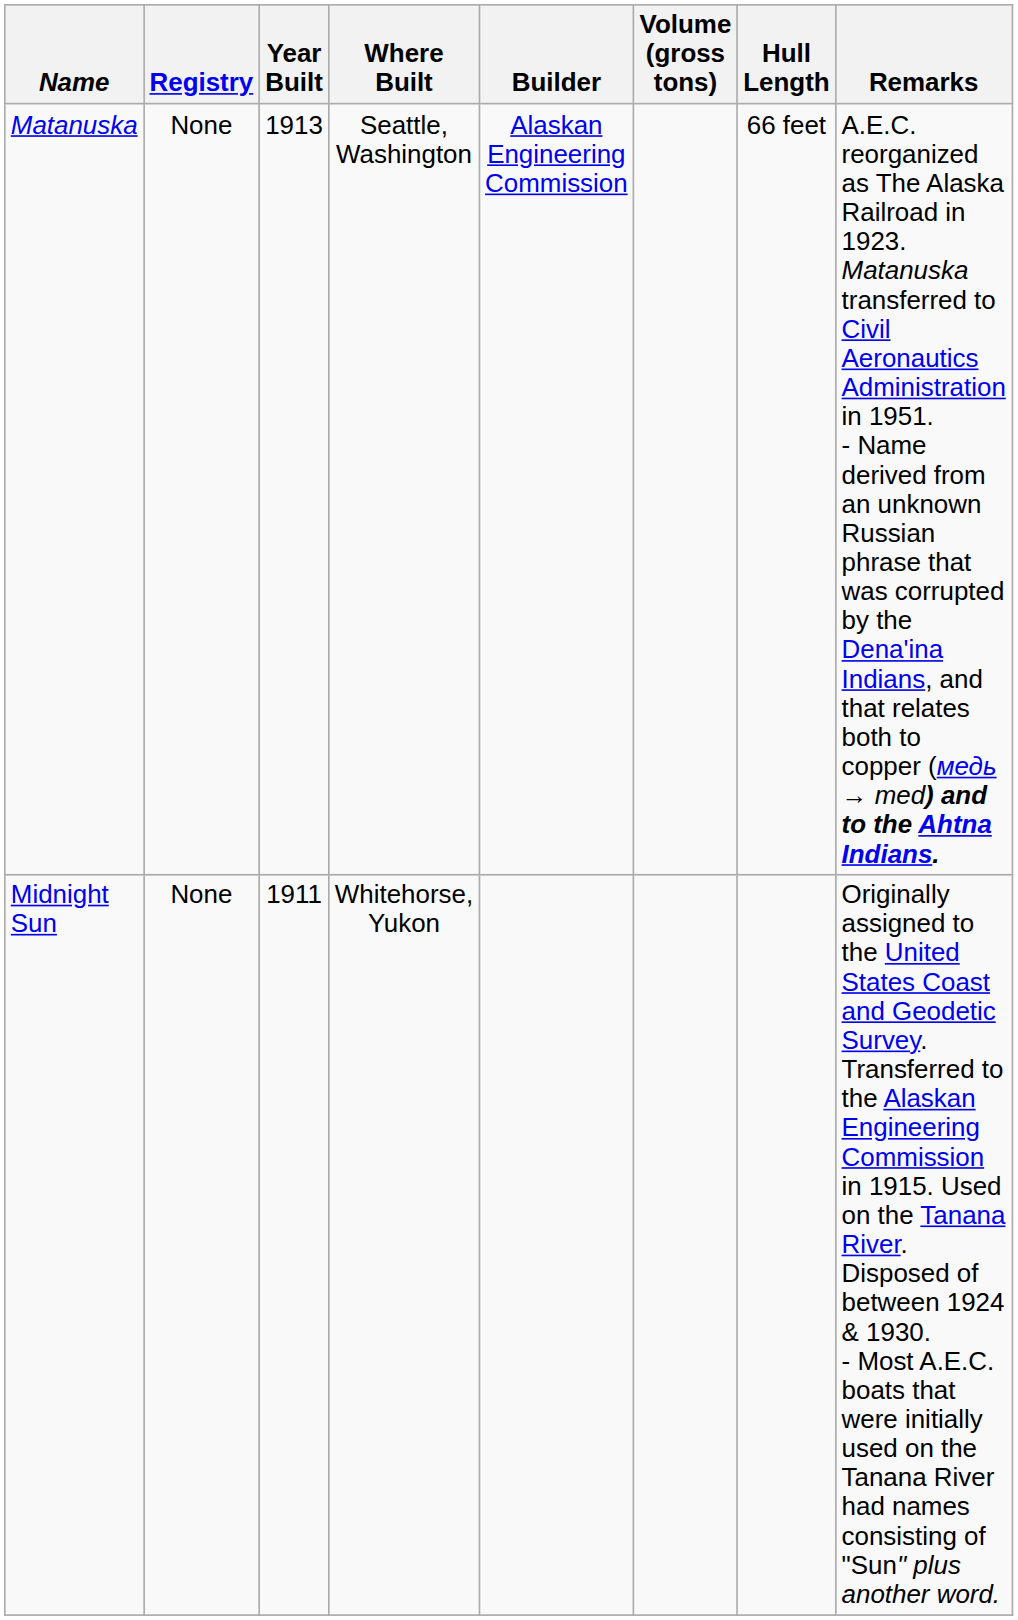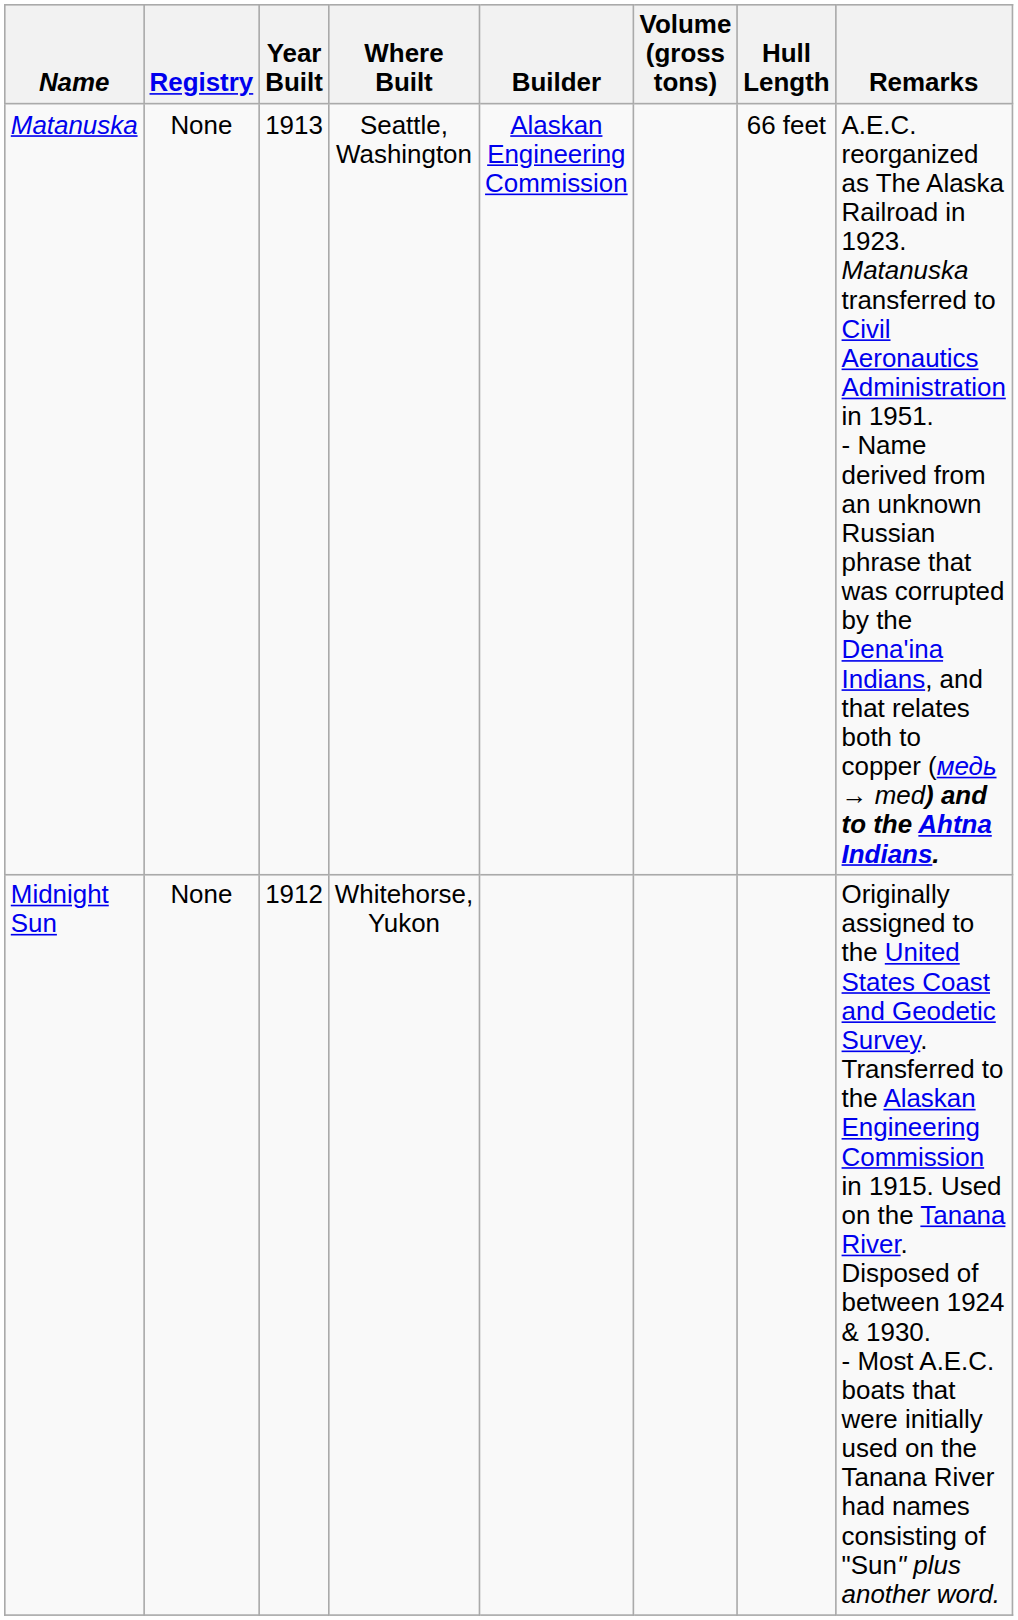(294, 894) 1911 -> (294, 894) 1912
